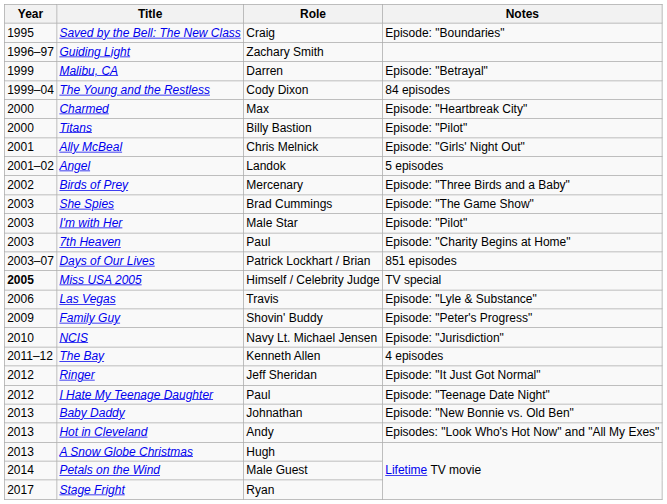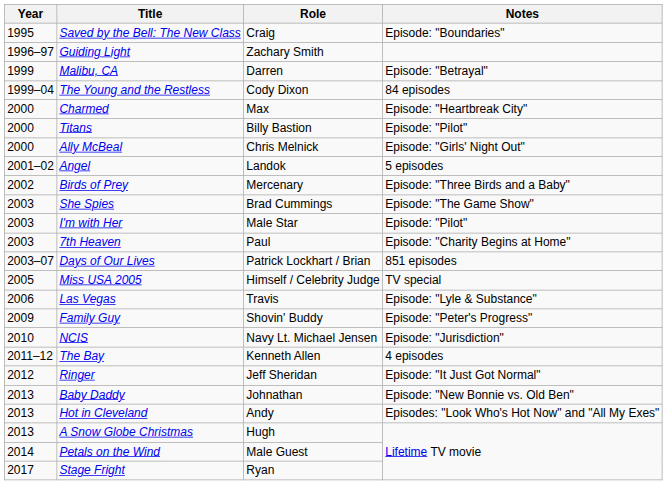(20, 147) 2001 -> (20, 147) 2000
(20, 280) bold -> (20, 280) normal
- row: (136, 394)
